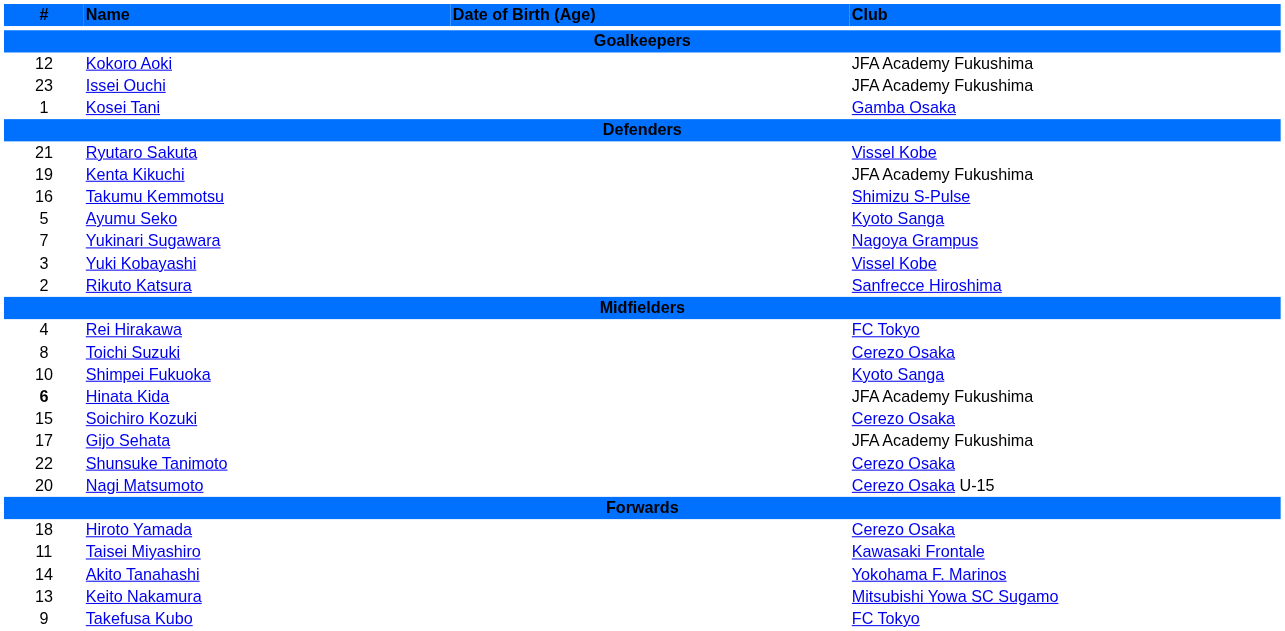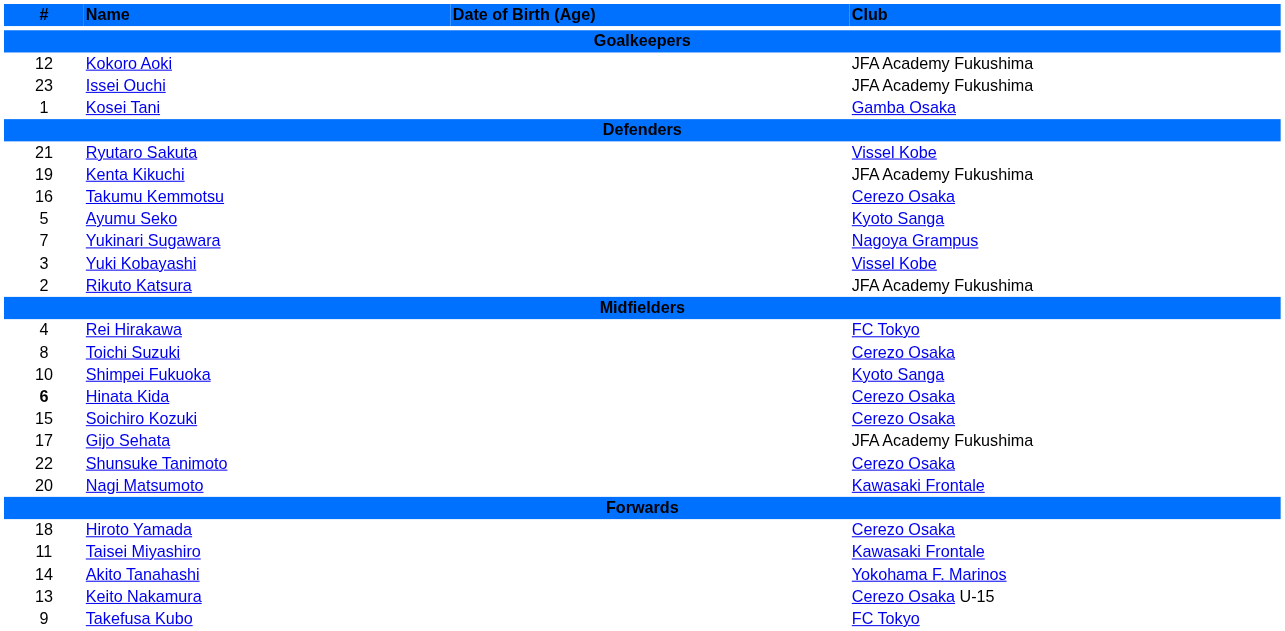(911, 196) Shimizu S-Pulse -> (903, 196) Cerezo Osaka
(927, 285) Sanfrecce Hiroshima -> (943, 285) JFA Academy Fukushima
(943, 396) JFA Academy Fukushima -> (903, 396) Cerezo Osaka
(923, 485) Cerezo Osaka U-15 -> (918, 485) Kawasaki Frontale
(955, 596) Mitsubishi Yowa SC Sugamo -> (923, 596) Cerezo Osaka U-15
